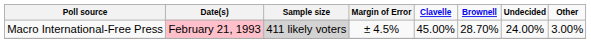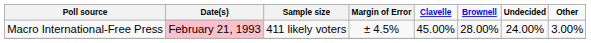(306, 29) lightgrey background -> (306, 29) no background
(479, 29) 28.70% -> (479, 29) 28.00%
